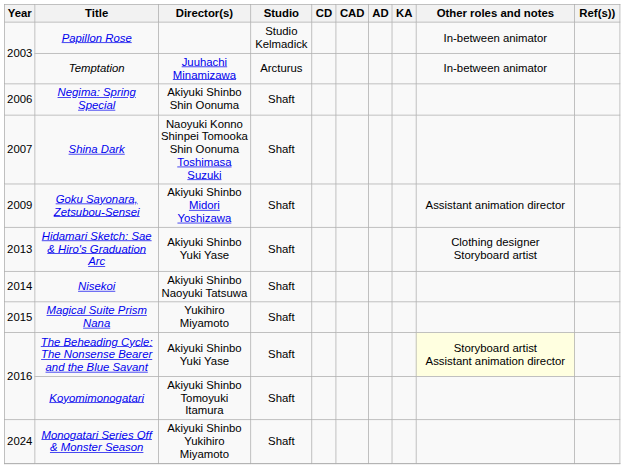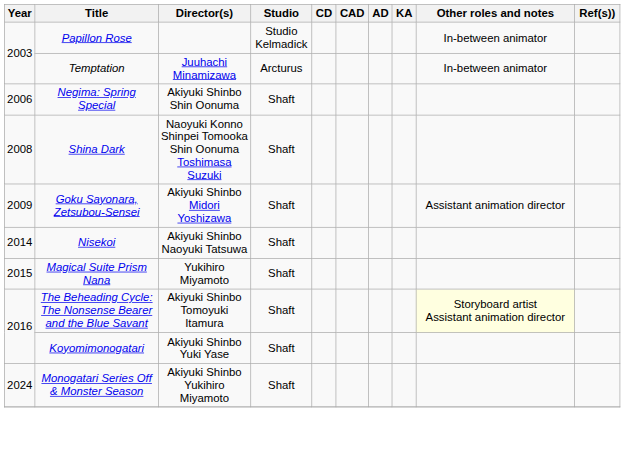(20, 149) 2007 -> (20, 149) 2008
- row: (97, 249)
(204, 354) Akiyuki Shinbo Yuki Yase -> (204, 310) Akiyuki Shinbo Tomoyuki Itamura
(204, 398) Akiyuki Shinbo Tomoyuki Itamura -> (204, 348) Akiyuki Shinbo Yuki Yase
